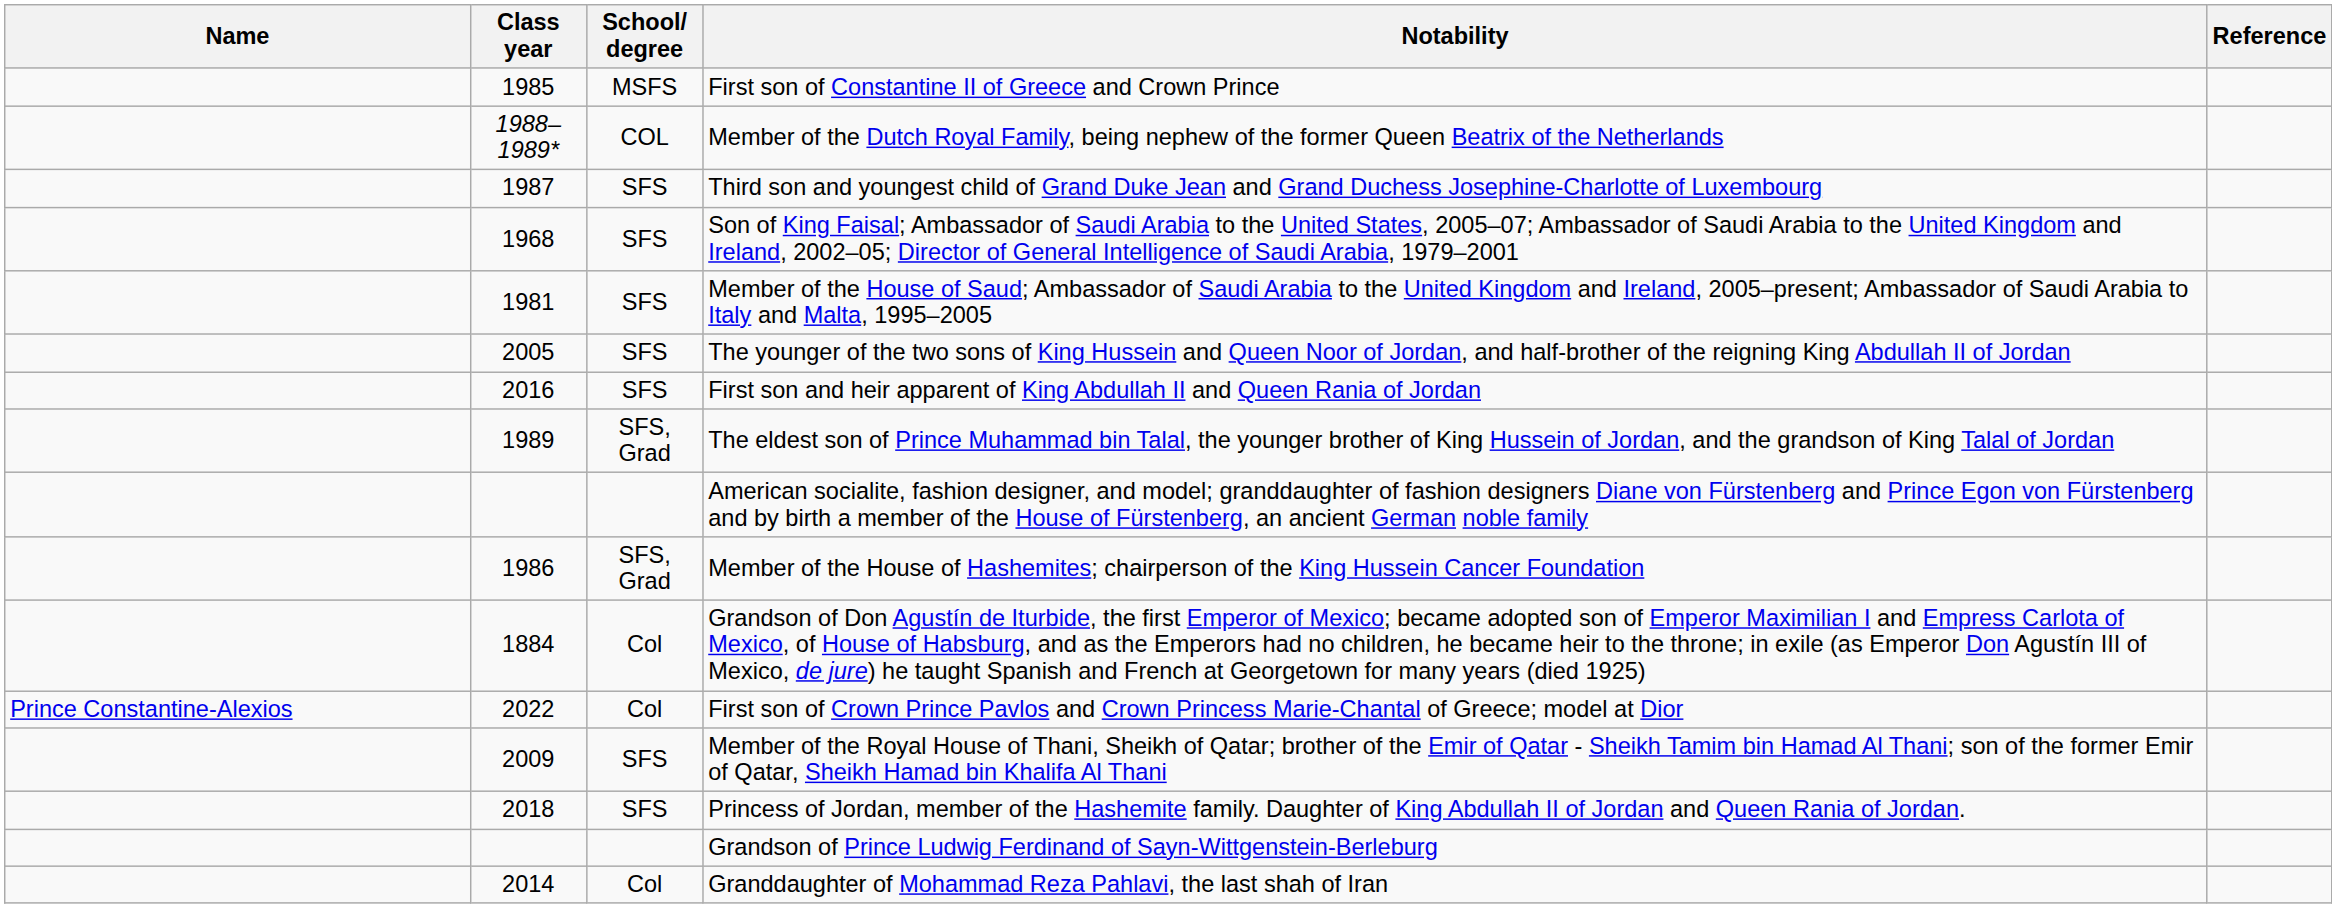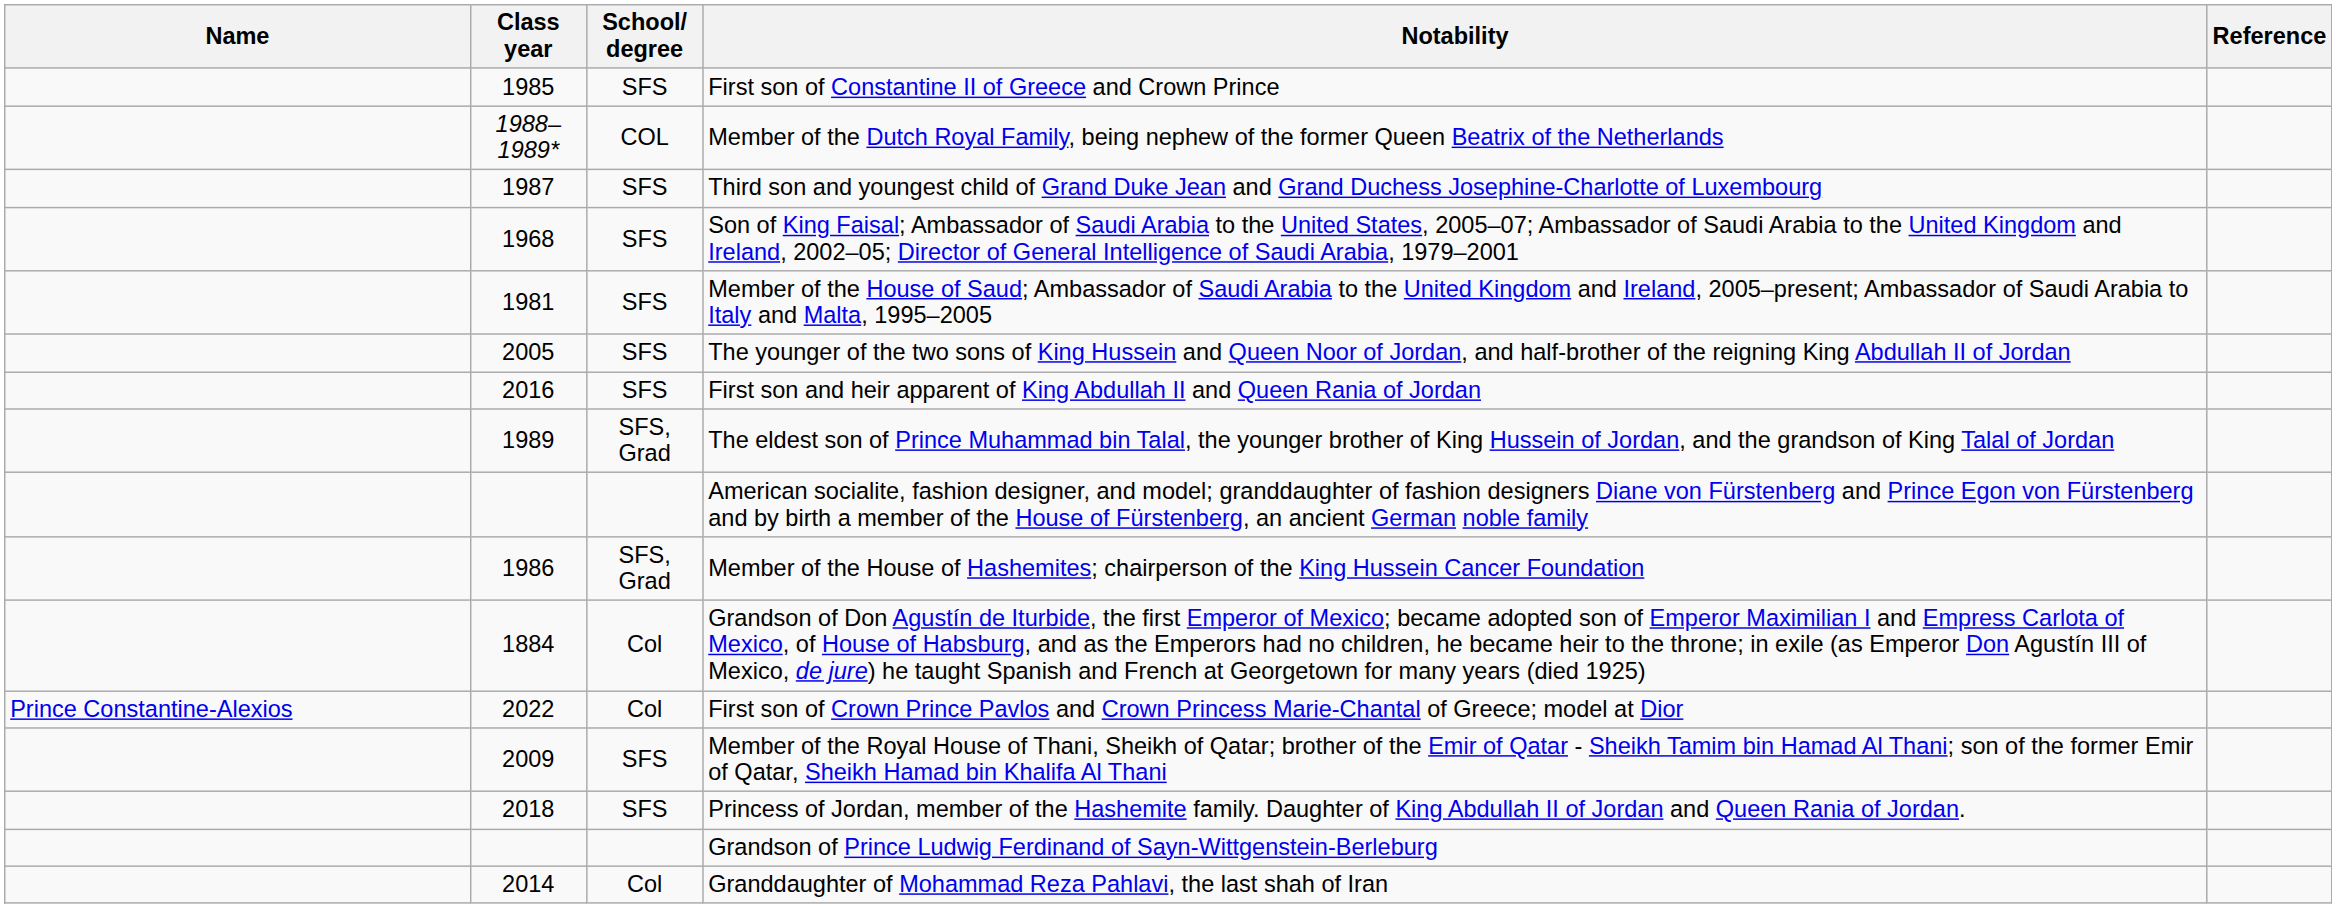(645, 86) MSFS -> (645, 86) SFS
